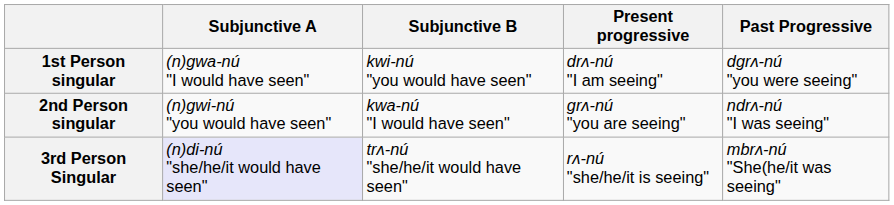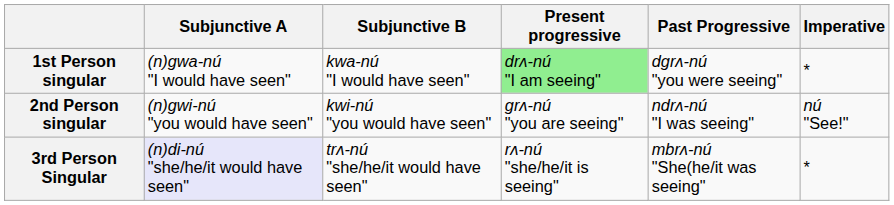+ column: (844, 26)
(449, 70) kwi-nú "you would have seen" -> (398, 70) kwa-nú "I would have seen"
(615, 70) no background -> (553, 70) lightgreen background
(438, 115) kwa-nú "I would have seen" -> (409, 115) kwi-nú "you would have seen"
